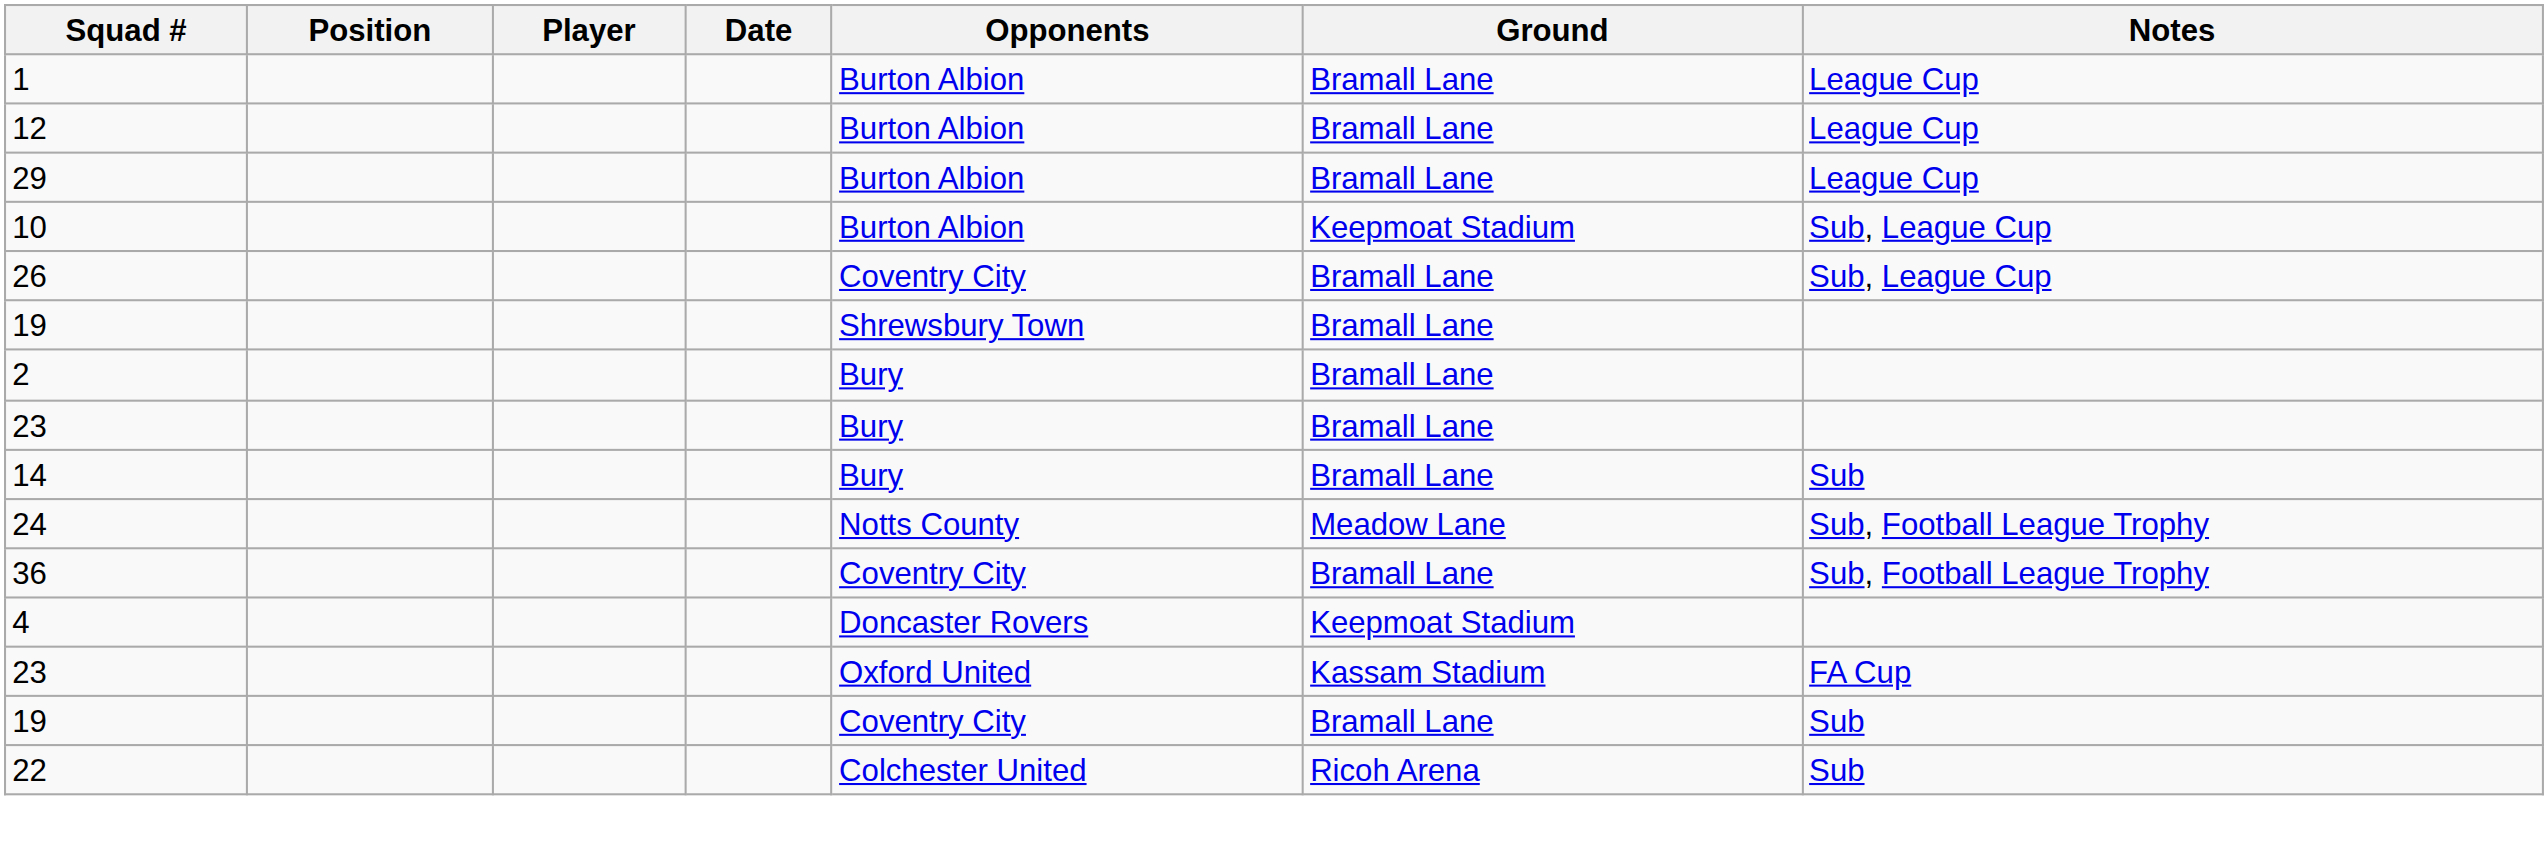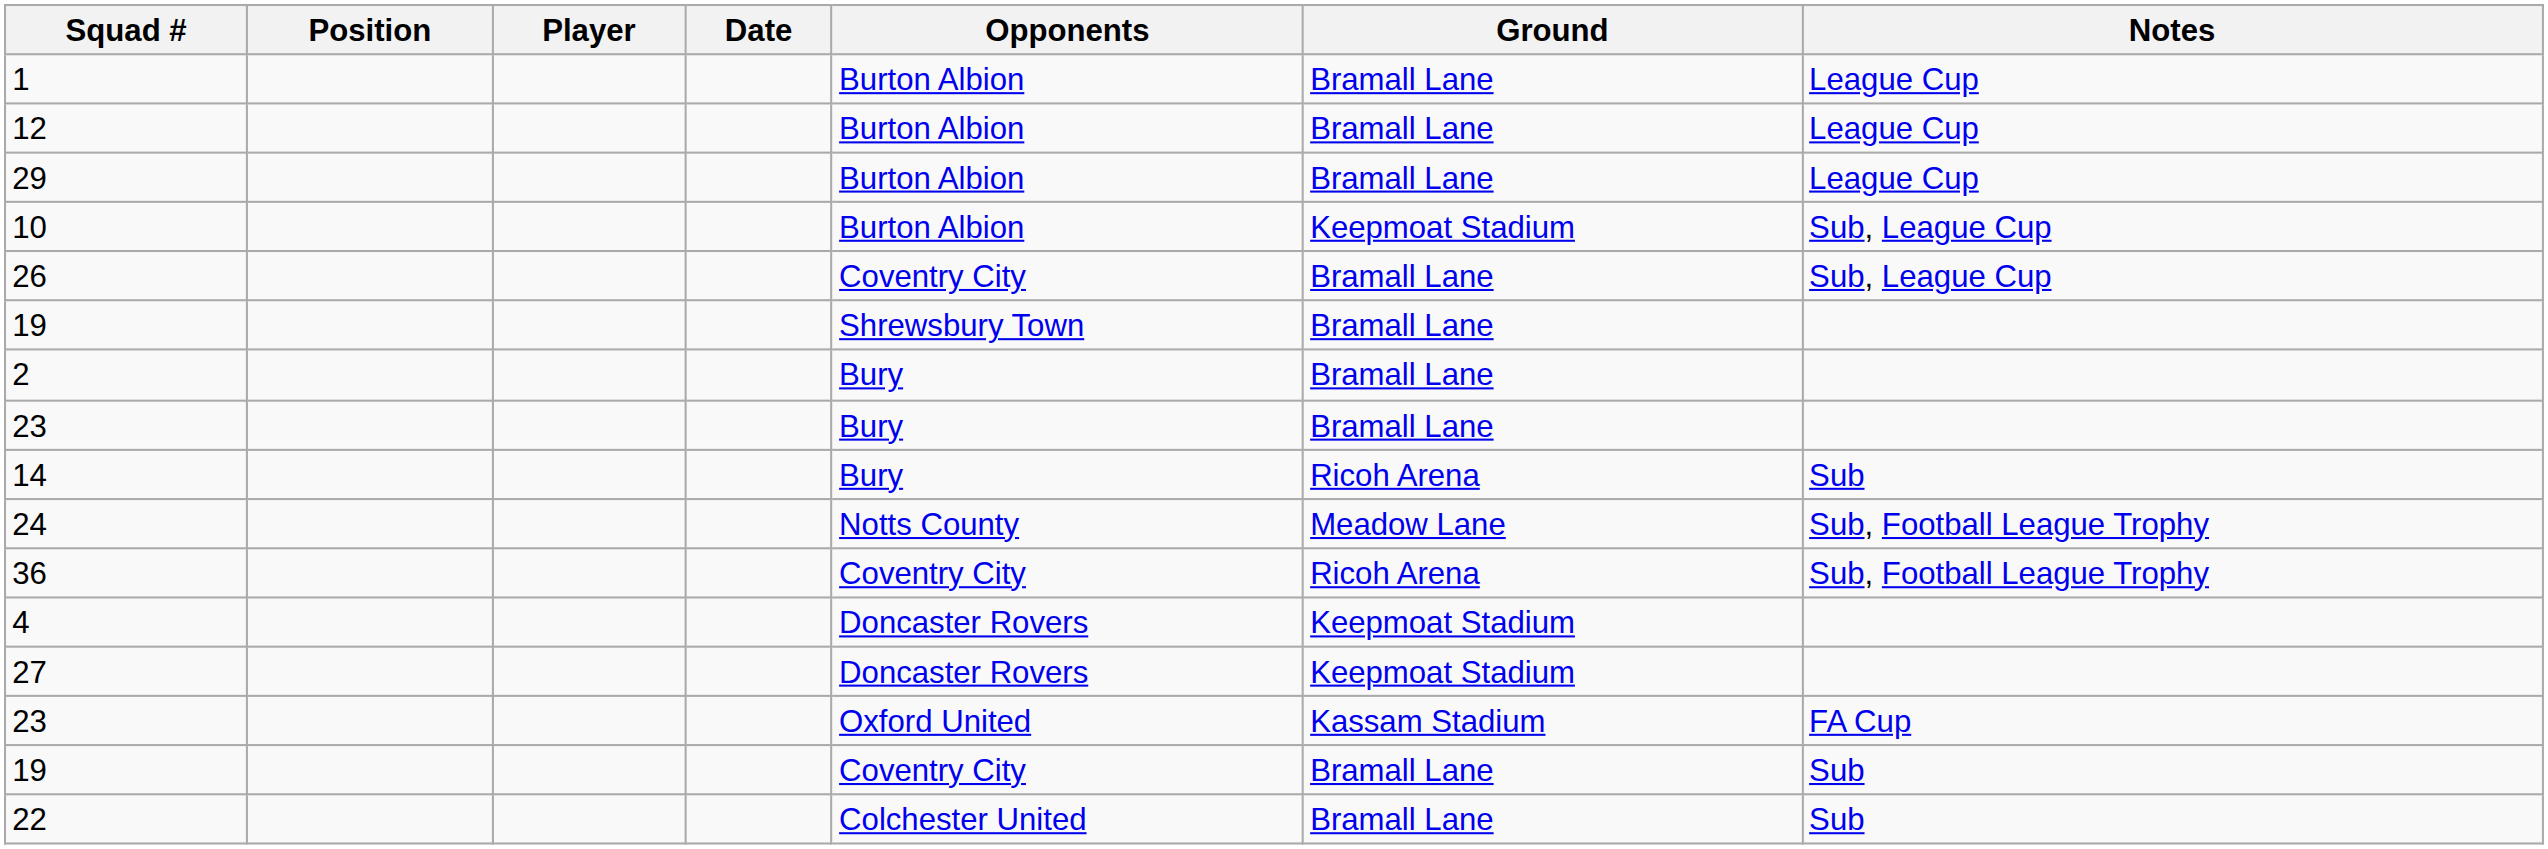(1402, 474) Bramall Lane -> (1395, 474) Ricoh Arena
(1402, 572) Bramall Lane -> (1395, 572) Ricoh Arena
+ row: (30, 671)
(1395, 770) Ricoh Arena -> (1402, 819) Bramall Lane
